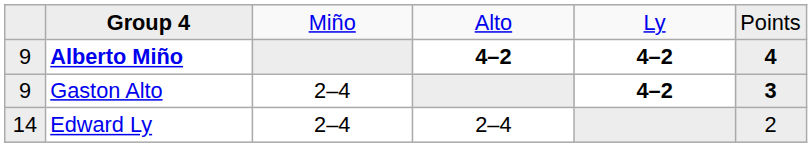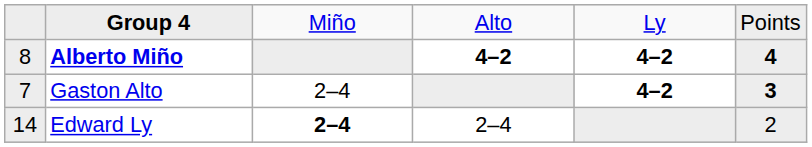(25, 57) 9 -> (25, 57) 8
(25, 91) 9 -> (25, 91) 7
(332, 125) normal -> (332, 125) bold
